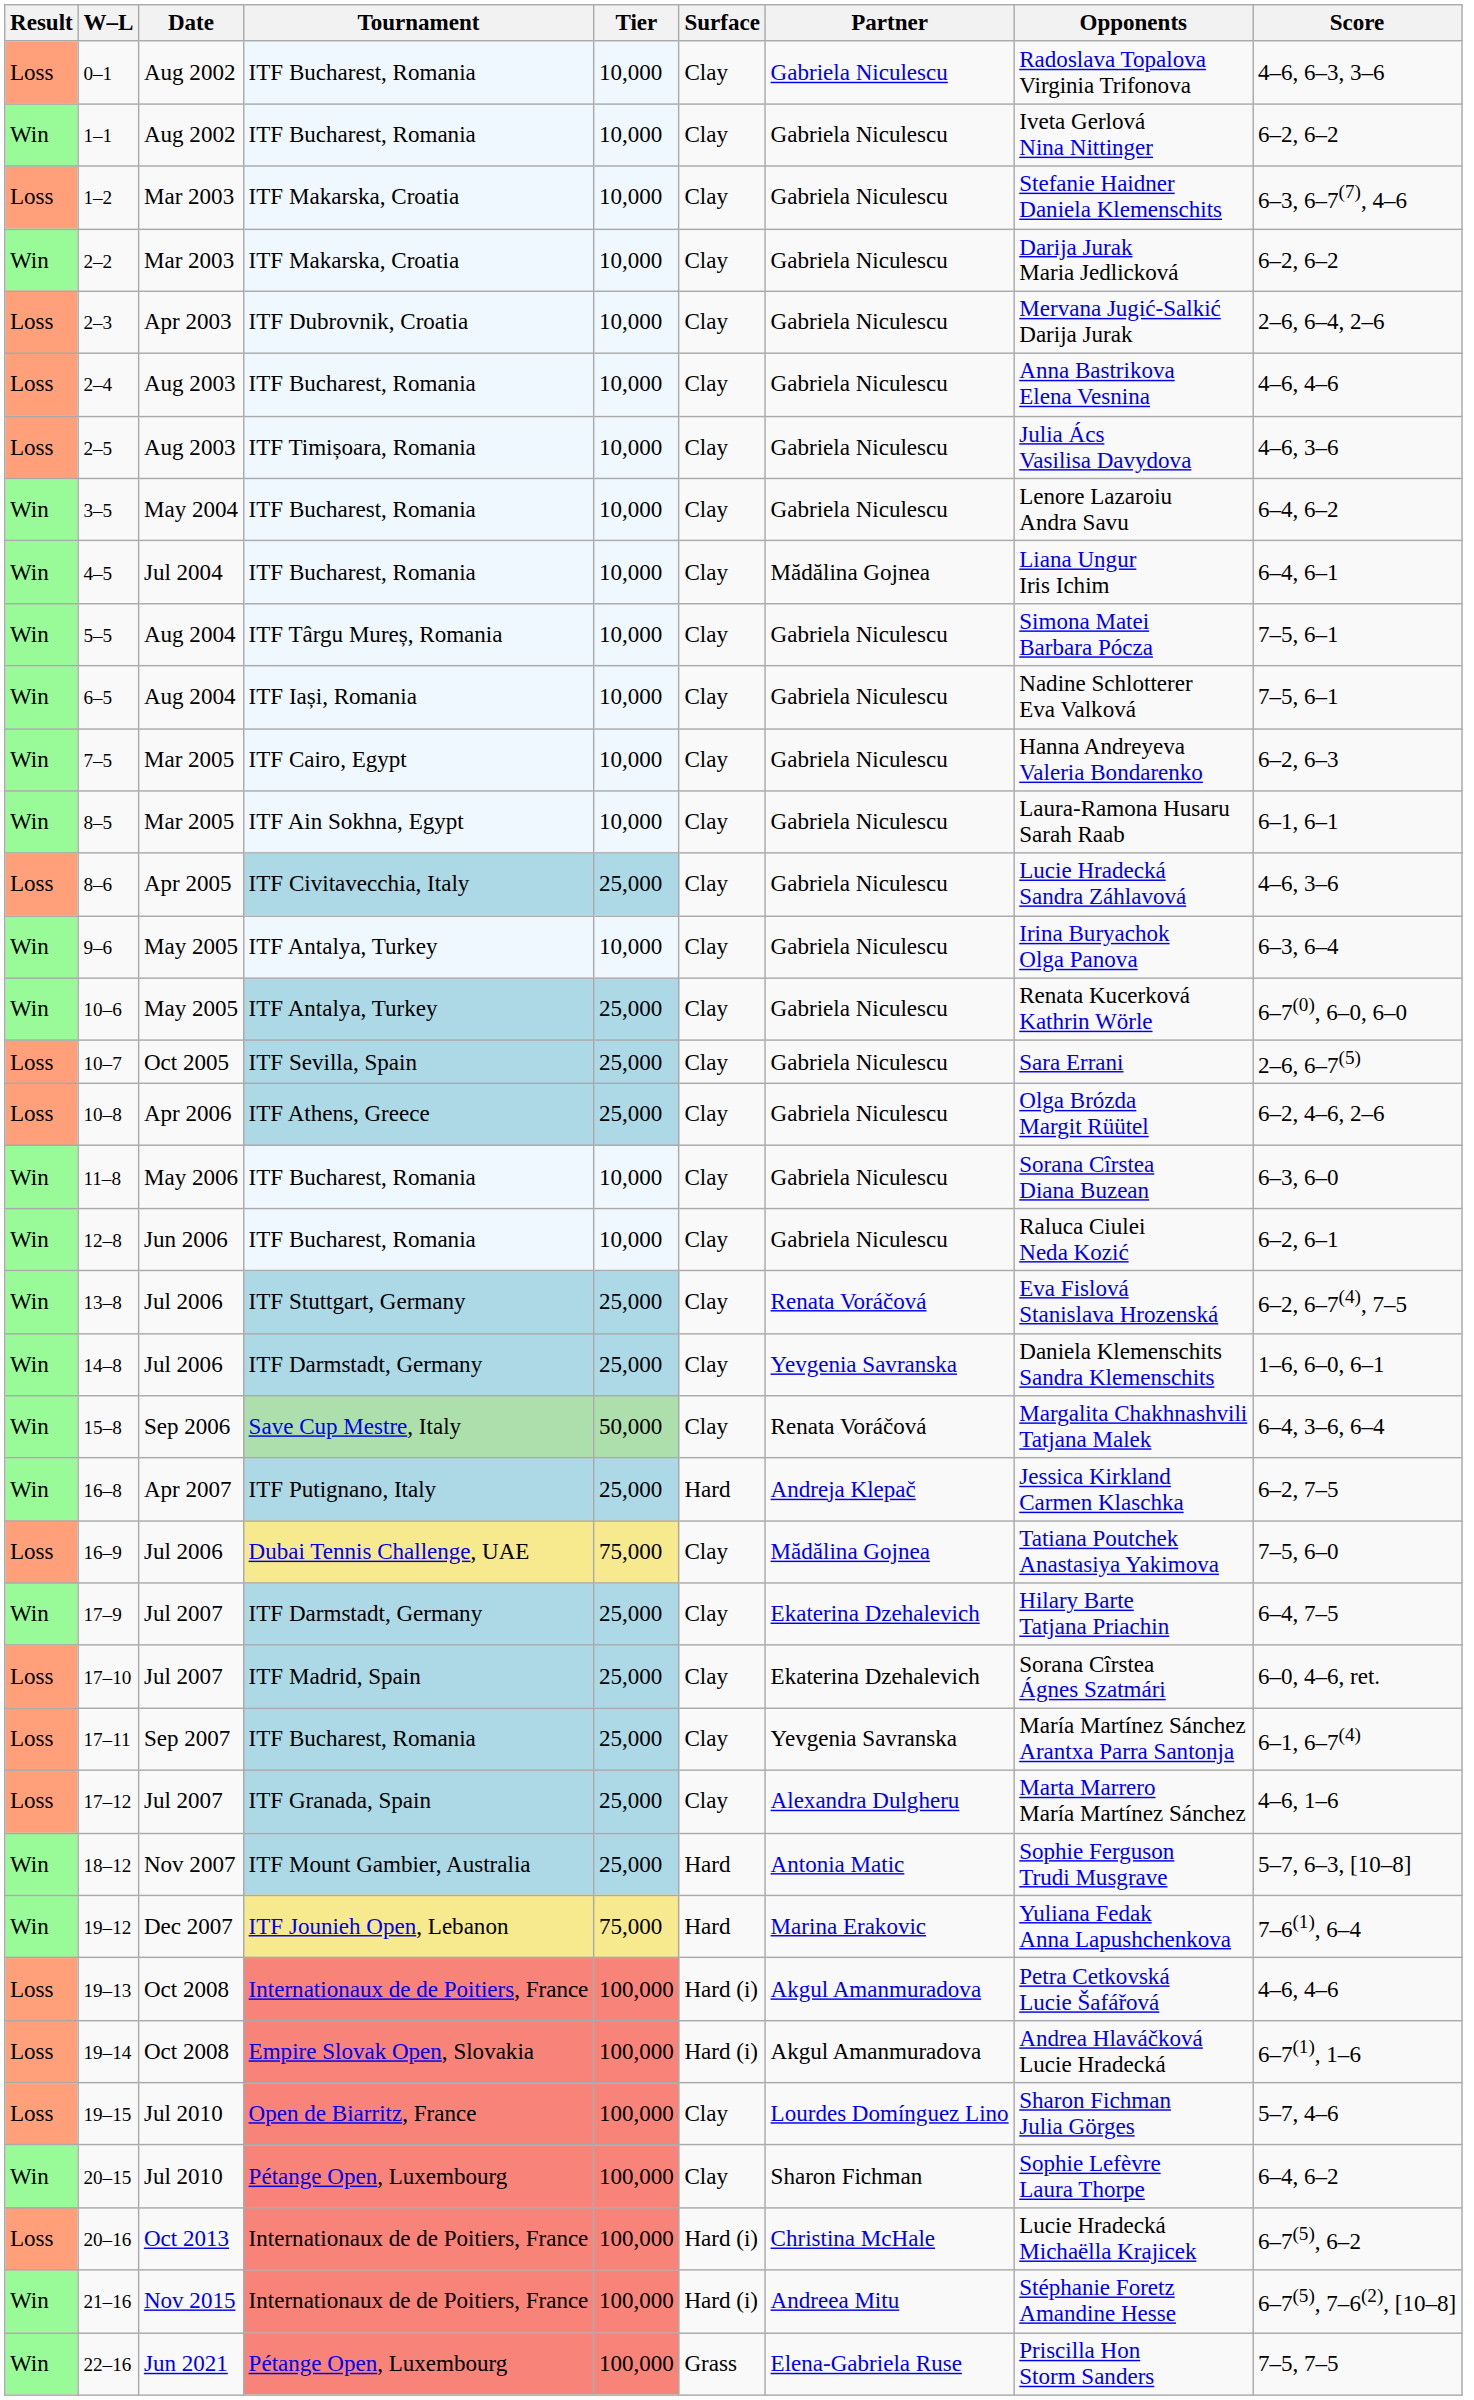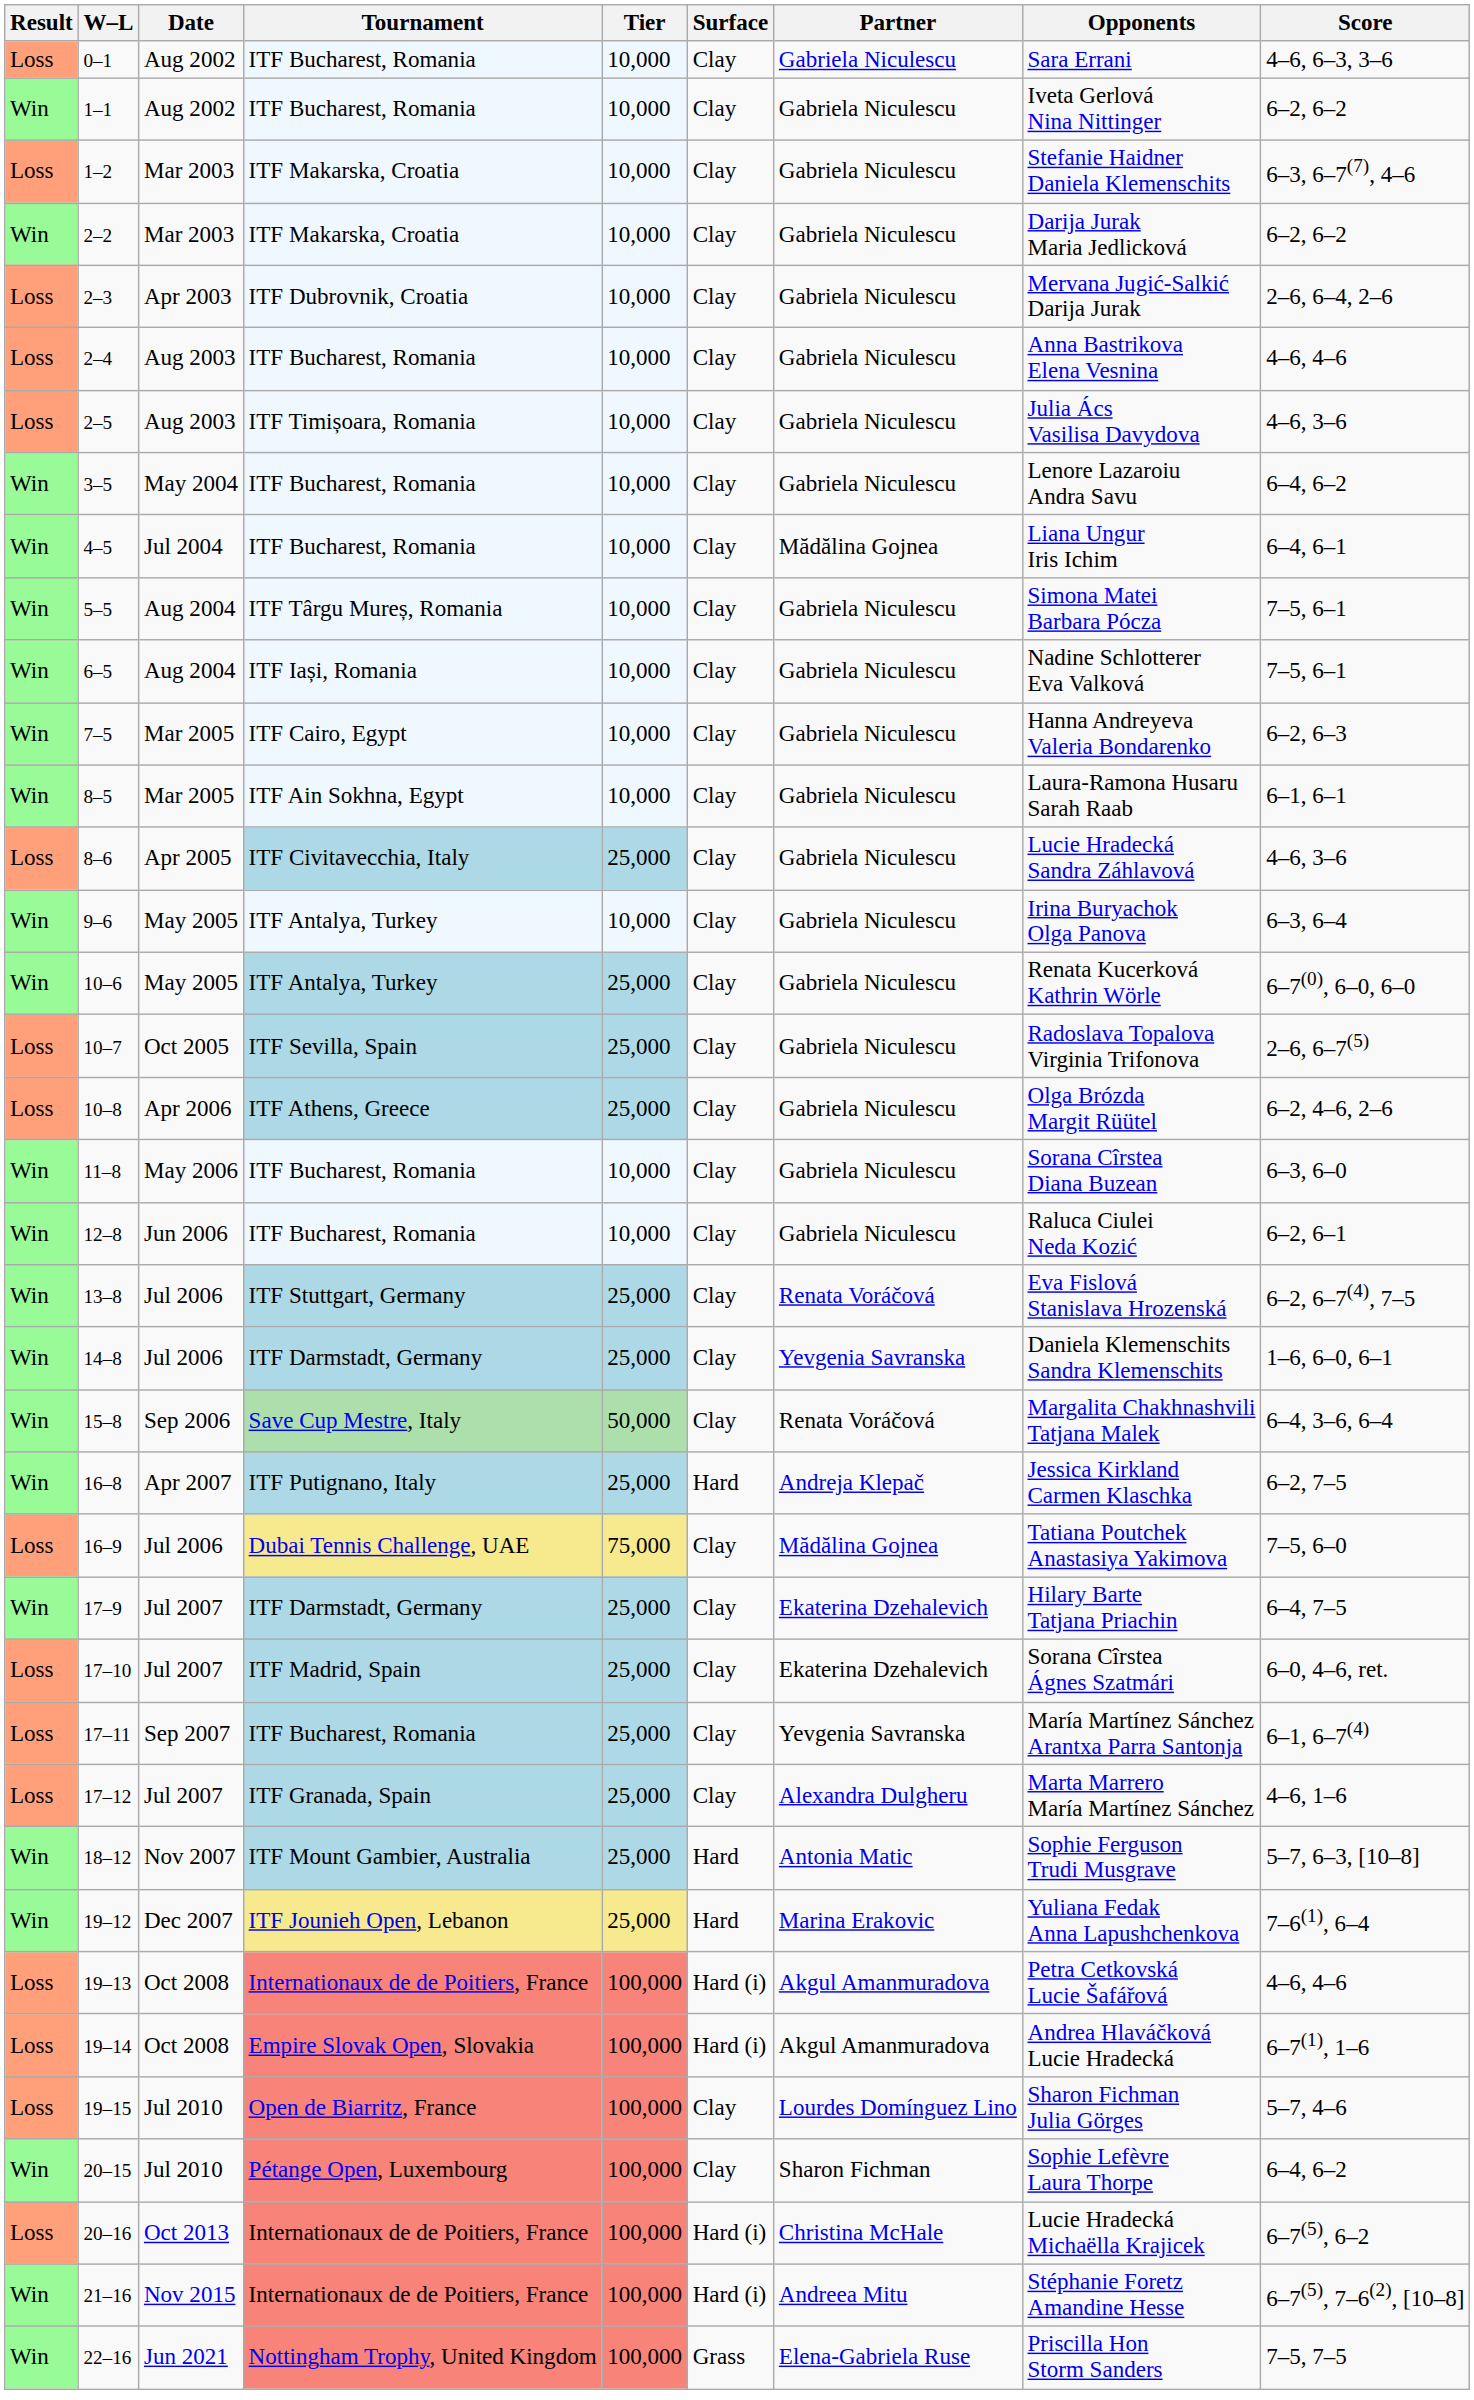(1113, 72) Radoslava Topalova Virginia Trifonova -> (1080, 59) Sara Errani
(1071, 1061) Sara Errani -> (1121, 1045) Radoslava Topalova Virginia Trifonova
(631, 1926) 75,000 -> (639, 1920) 25,000
(378, 2363) Pétange Open, Luxembourg -> (423, 2357) Nottingham Trophy, United Kingdom
